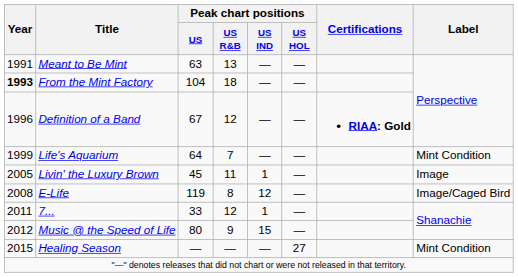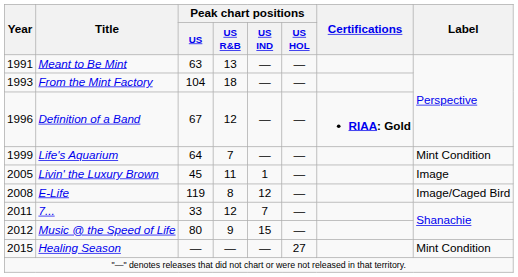(20, 82) bold -> (20, 82) normal
(265, 211) 1 -> (265, 211) 7
